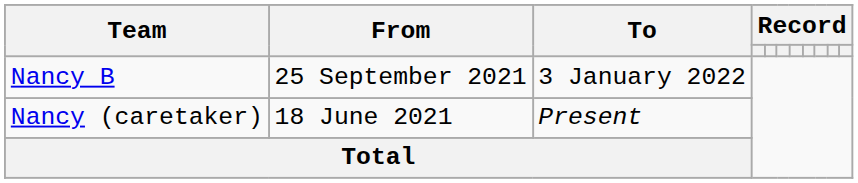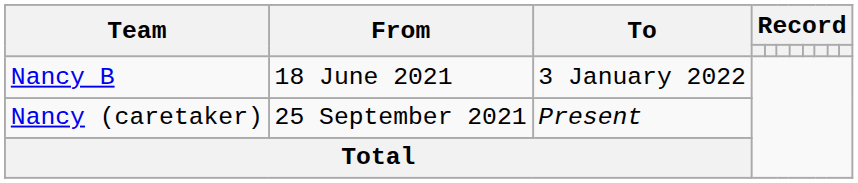(401, 77) 25 September 2021 -> (364, 77) 18 June 2021
(364, 117) 18 June 2021 -> (401, 117) 25 September 2021
